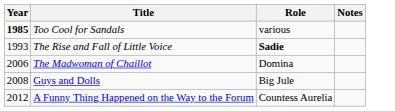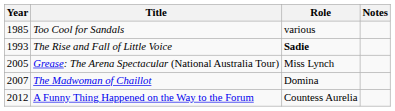(18, 30) bold -> (18, 30) normal
+ row: (156, 64)
(18, 64) 2006 -> (18, 81) 2007
- row: (67, 81)
